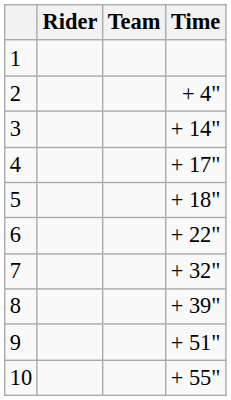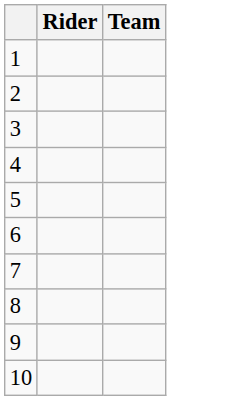- column: (196, 22)
